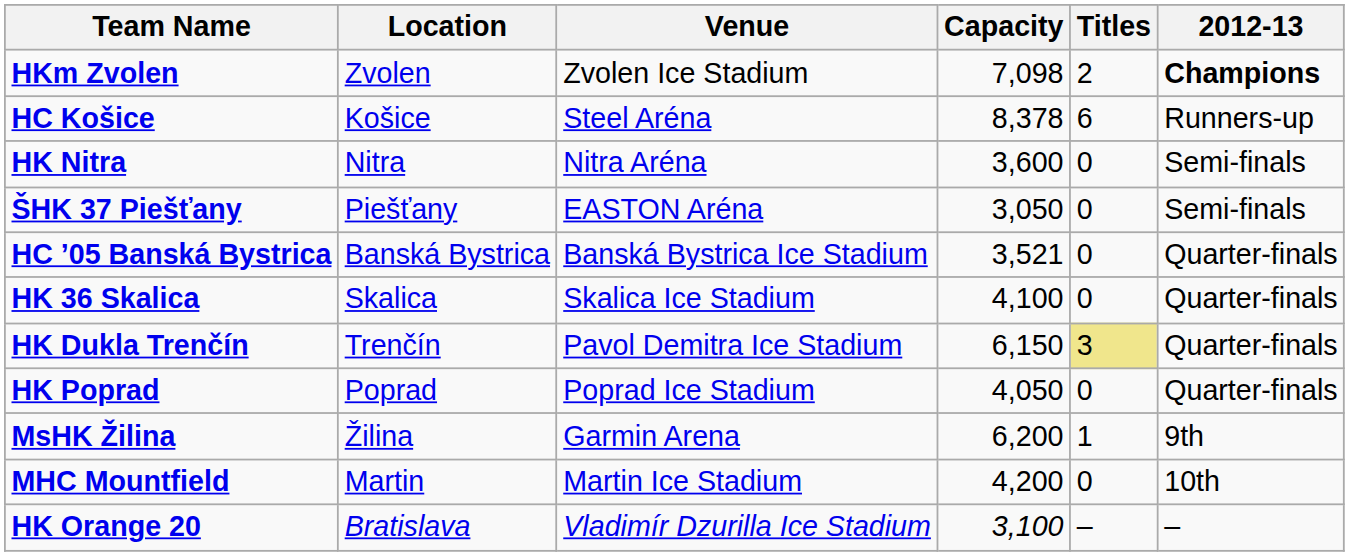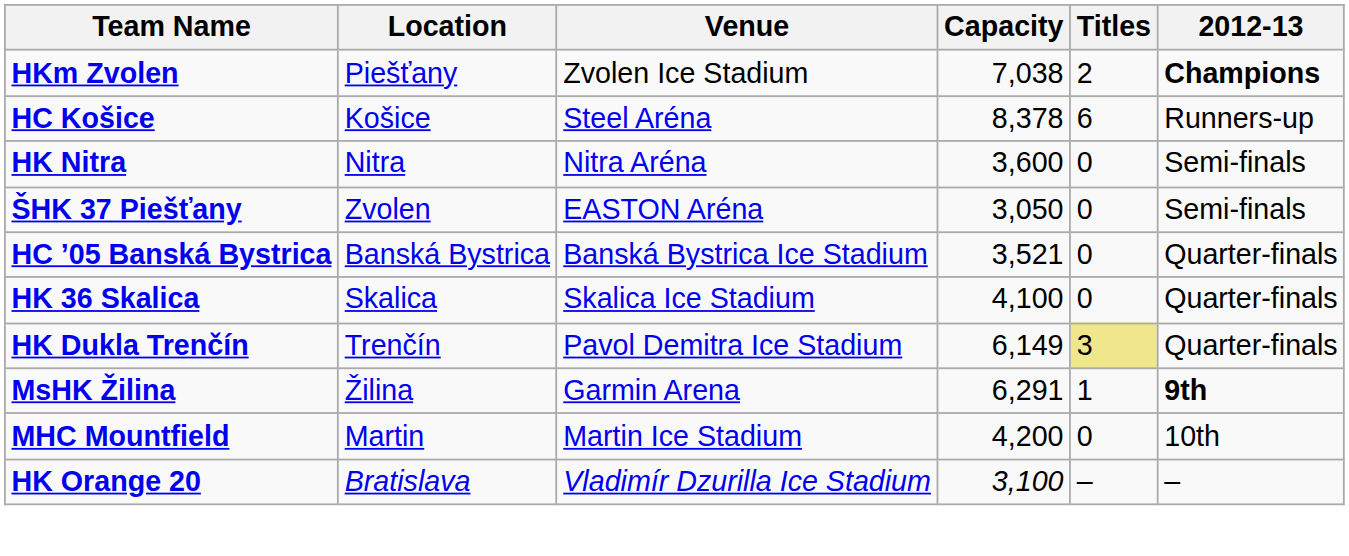(388, 72) Zvolen -> (401, 72) Piešťany
(1028, 72) 7,098 -> (1028, 72) 7,038
(401, 208) Piešťany -> (388, 208) Zvolen
(1028, 345) 6,150 -> (1028, 345) 6,149
- row: (85, 390)
(1028, 436) 6,200 -> (1028, 390) 6,291
(1184, 436) normal -> (1186, 390) bold
